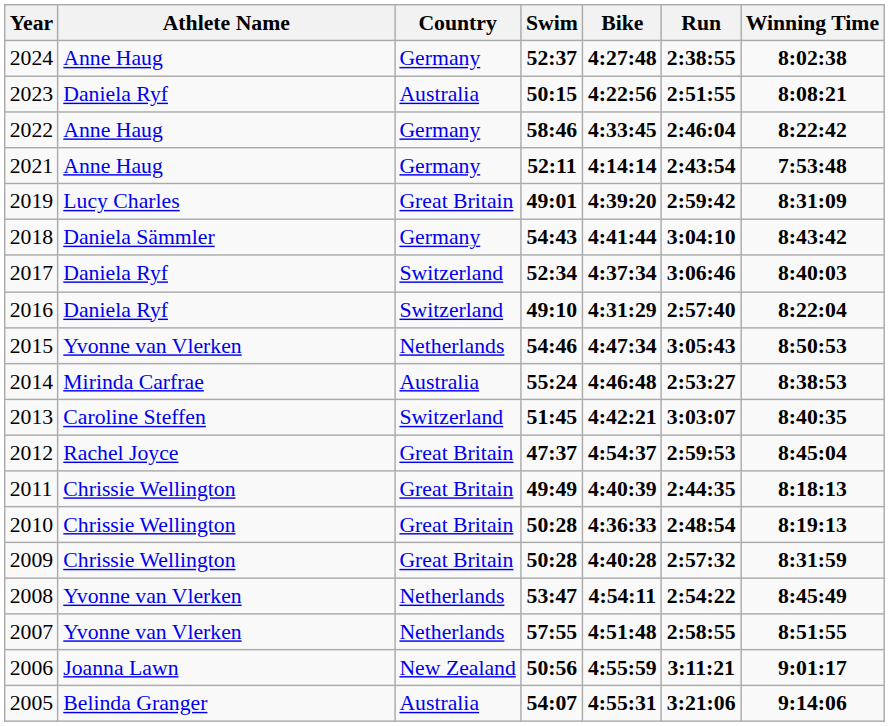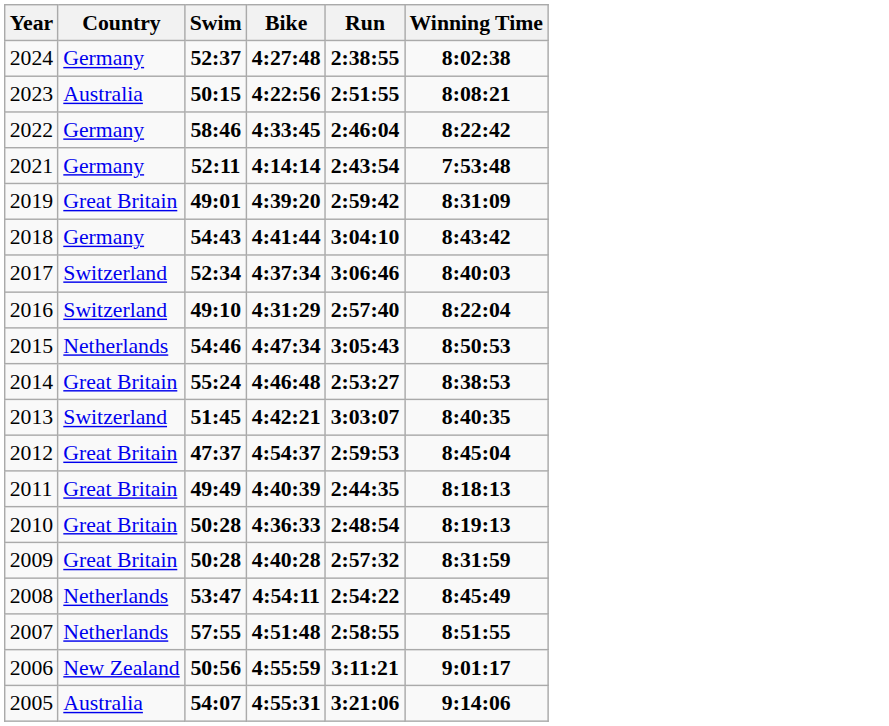- column: (226, 22)
(439, 381) Australia -> (120, 381) Great Britain
